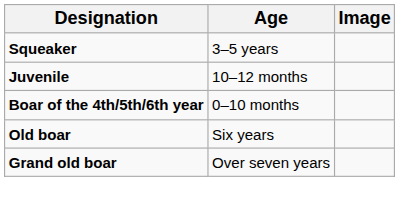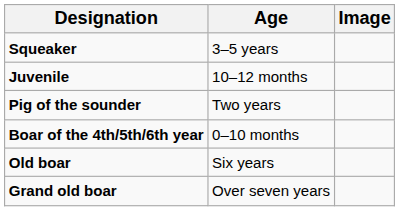+ row: (75, 105)
